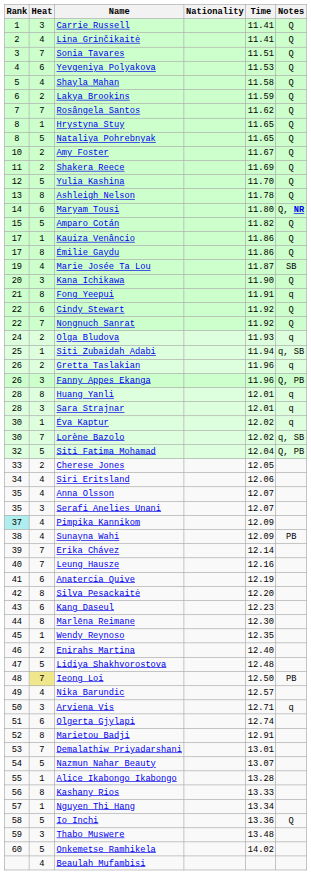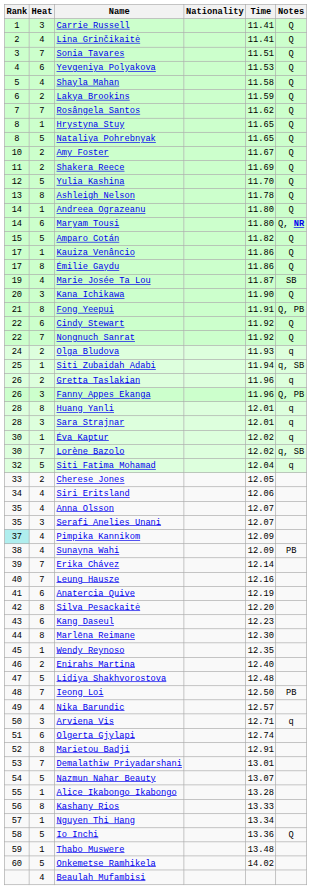+ row: (101, 210)
(291, 295) q -> (291, 310) Q, PB
(291, 451) Q, PB -> (291, 466) q
(42, 679) khaki background -> (42, 693) no background
(42, 835) 3 -> (42, 849) 1
